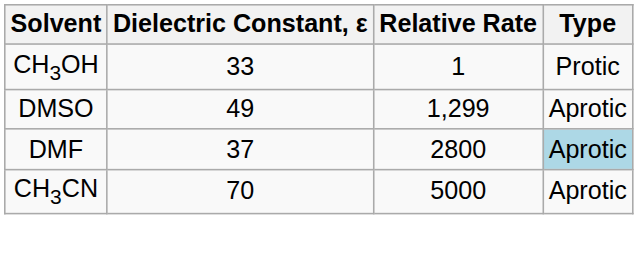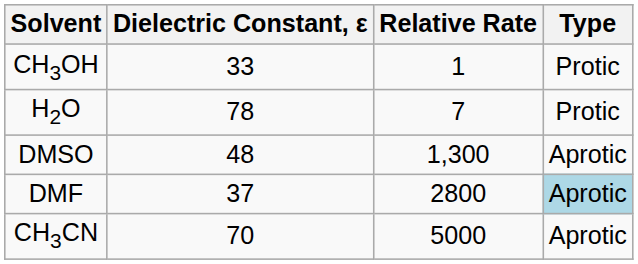+ row: (56, 112)
(240, 109) 49 -> (240, 153) 48
(458, 109) 1,299 -> (458, 153) 1,300
